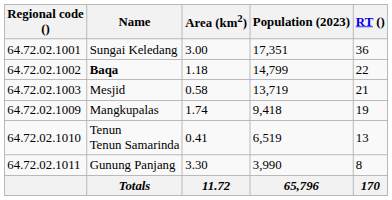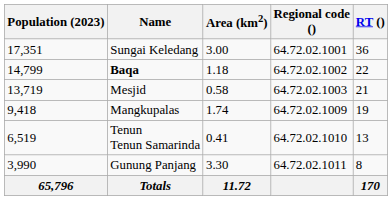columns swapped: (46, 21) <-> (301, 21)
